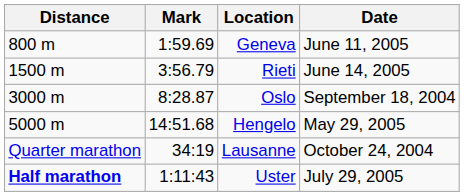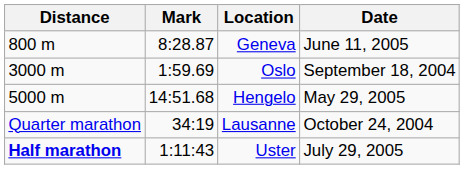(186, 44) 1:59.69 -> (186, 44) 8:28.87
- row: (279, 71)
(186, 97) 8:28.87 -> (186, 71) 1:59.69
